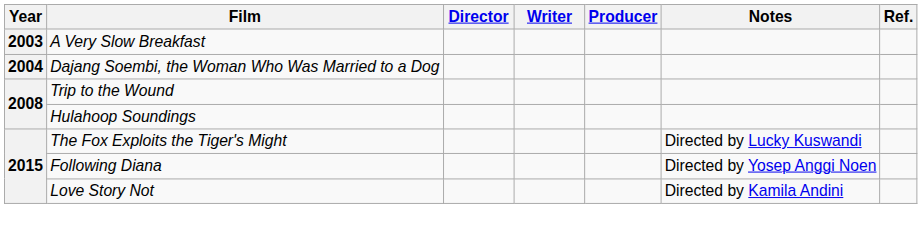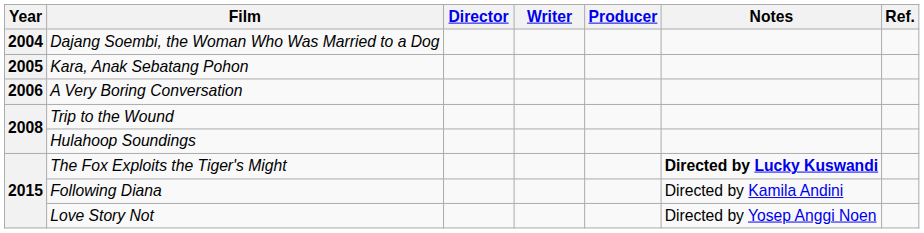- row: (128, 41)
+ row: (149, 66)
+ row: (146, 91)
(763, 141) normal -> (771, 166) bold
(771, 166) Directed by Yosep Anggi Noen -> (754, 191) Directed by Kamila Andini
(754, 191) Directed by Kamila Andini -> (771, 215) Directed by Yosep Anggi Noen
